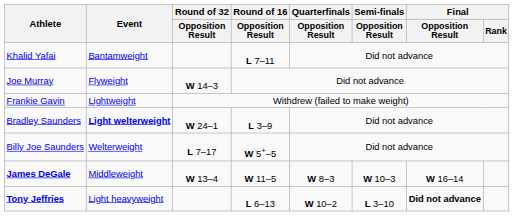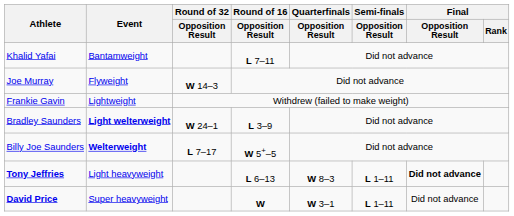(115, 147) normal -> (117, 147) bold
- row: (39, 174)
(321, 204) W 10–2 -> (321, 179) W 8–3
(379, 204) L 3–10 -> (379, 179) L 1–11
+ row: (32, 199)
